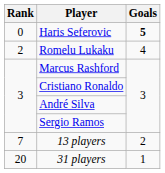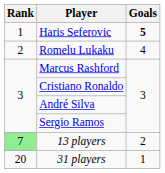(20, 31) 0 -> (20, 31) 1
(20, 141) no background -> (20, 141) lightgreen background
